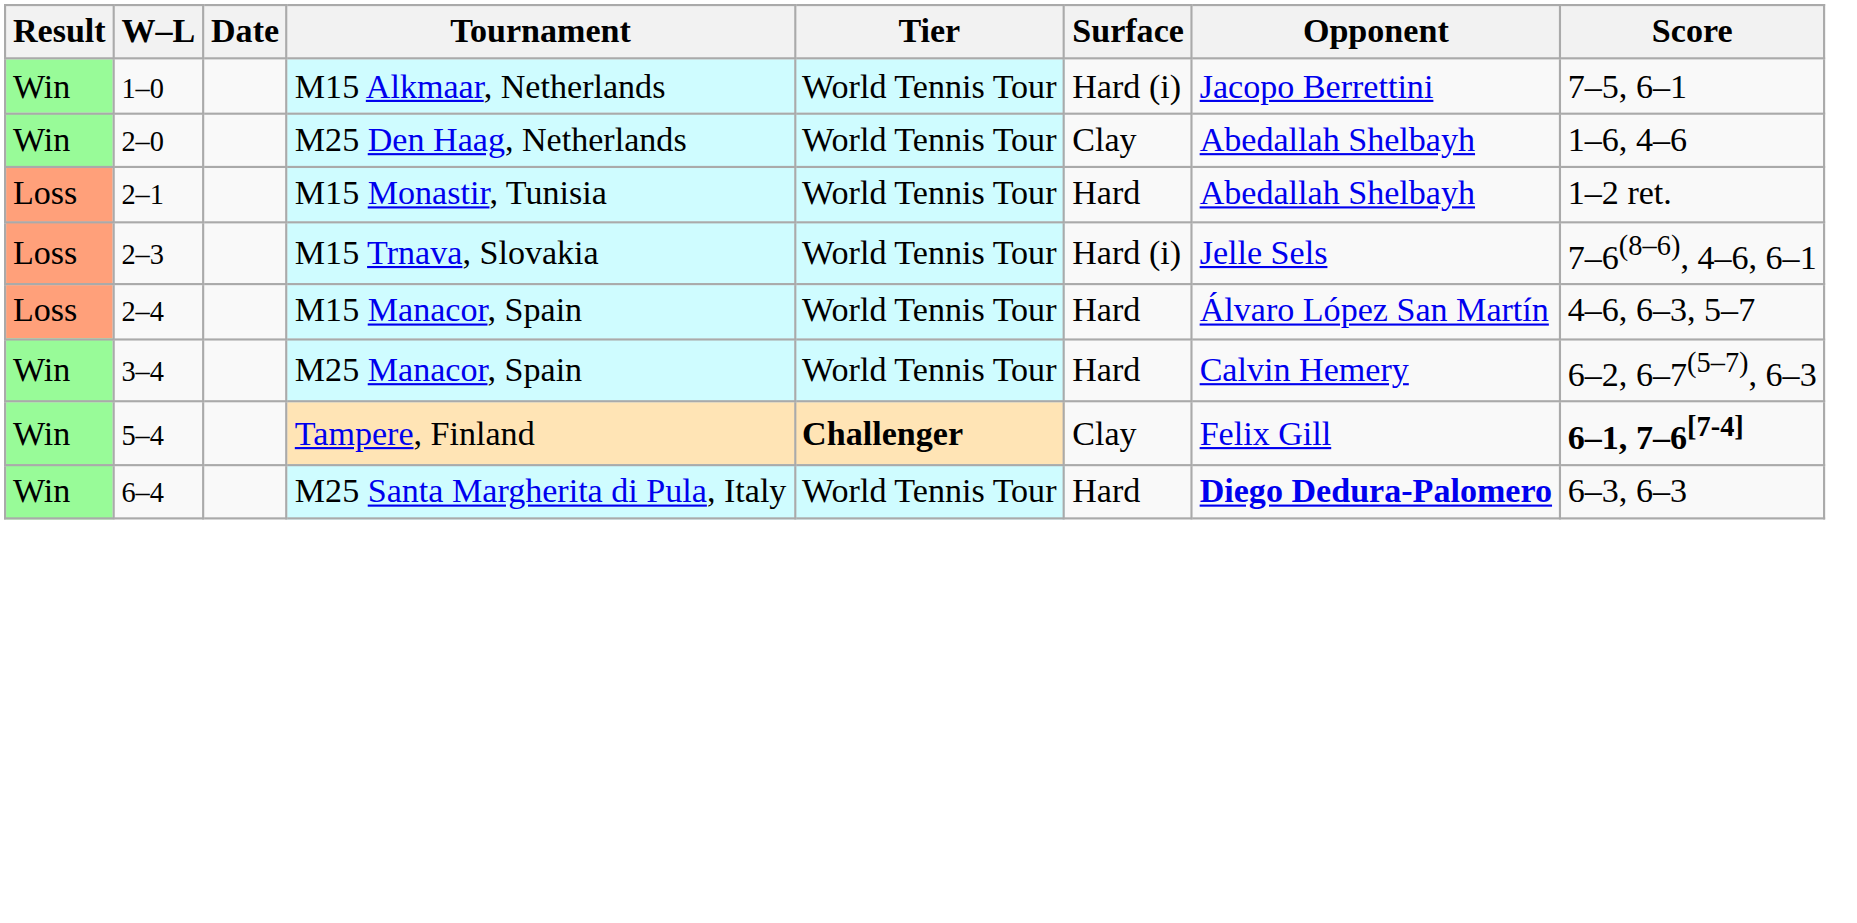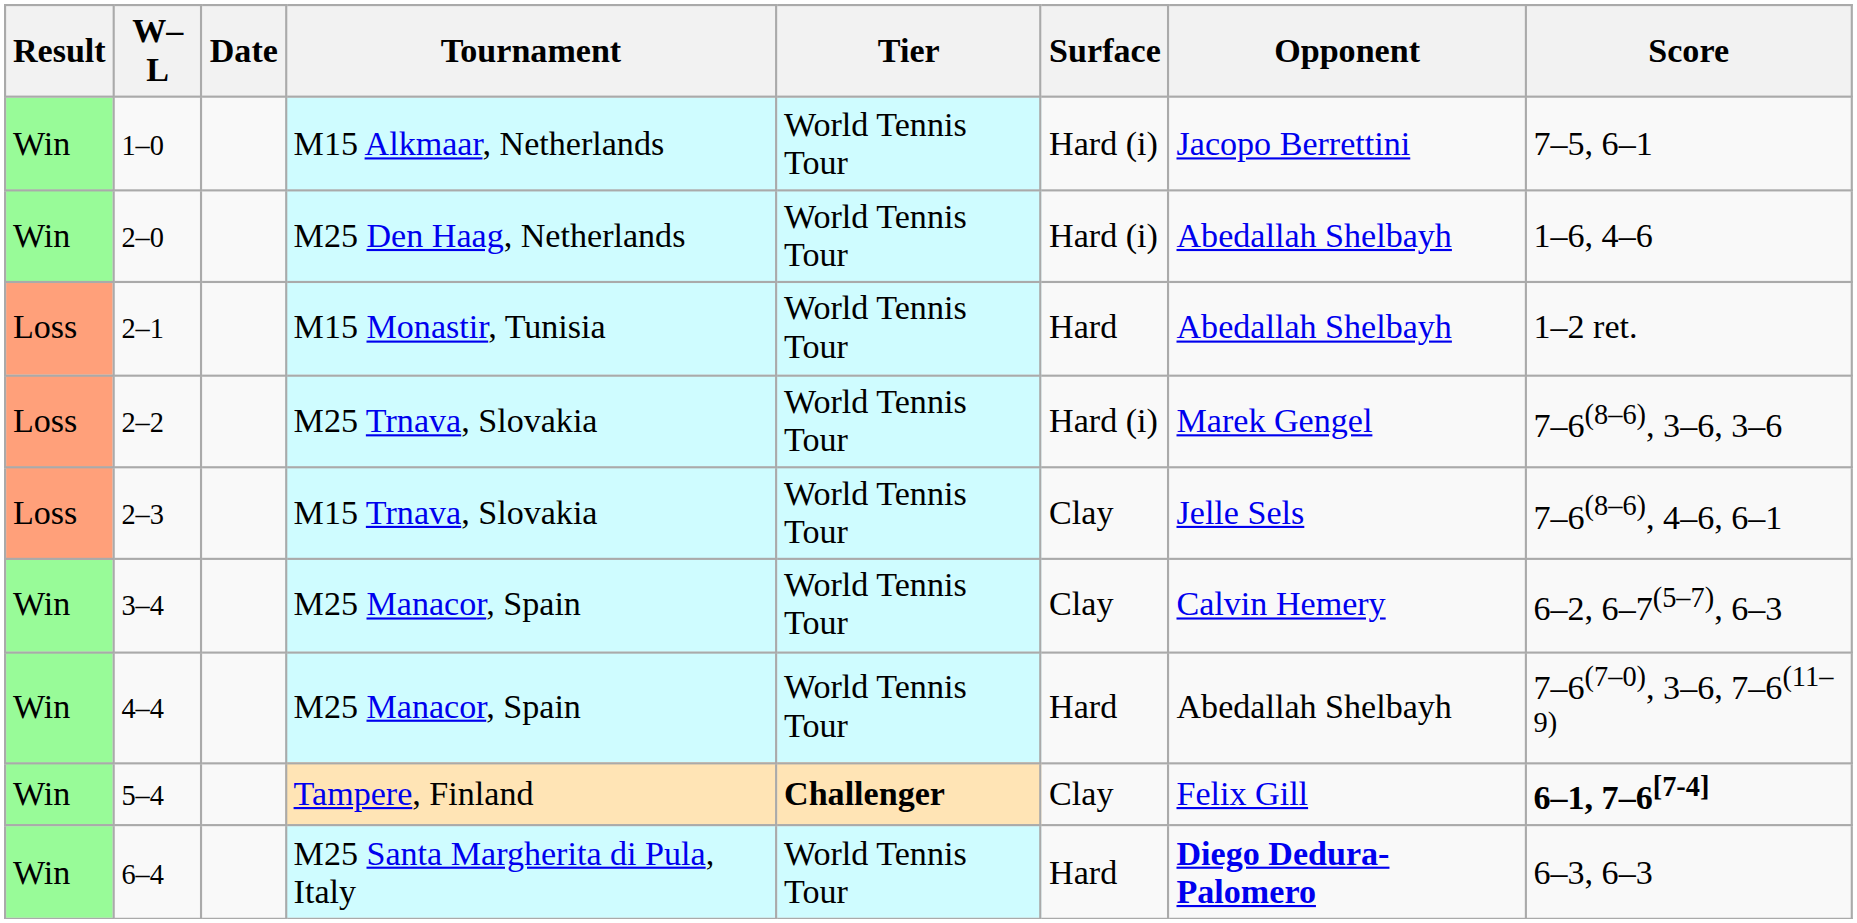(1104, 139) Clay -> (1104, 235) Hard (i)
+ row: (143, 422)
(1127, 252) Hard (i) -> (1081, 512) Clay
- row: (143, 313)
(1106, 369) Hard -> (1081, 605) Clay
+ row: (143, 708)
